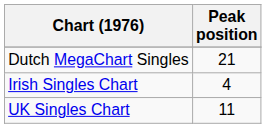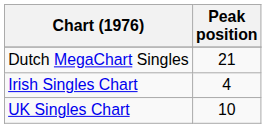(227, 110) 11 -> (227, 110) 10
